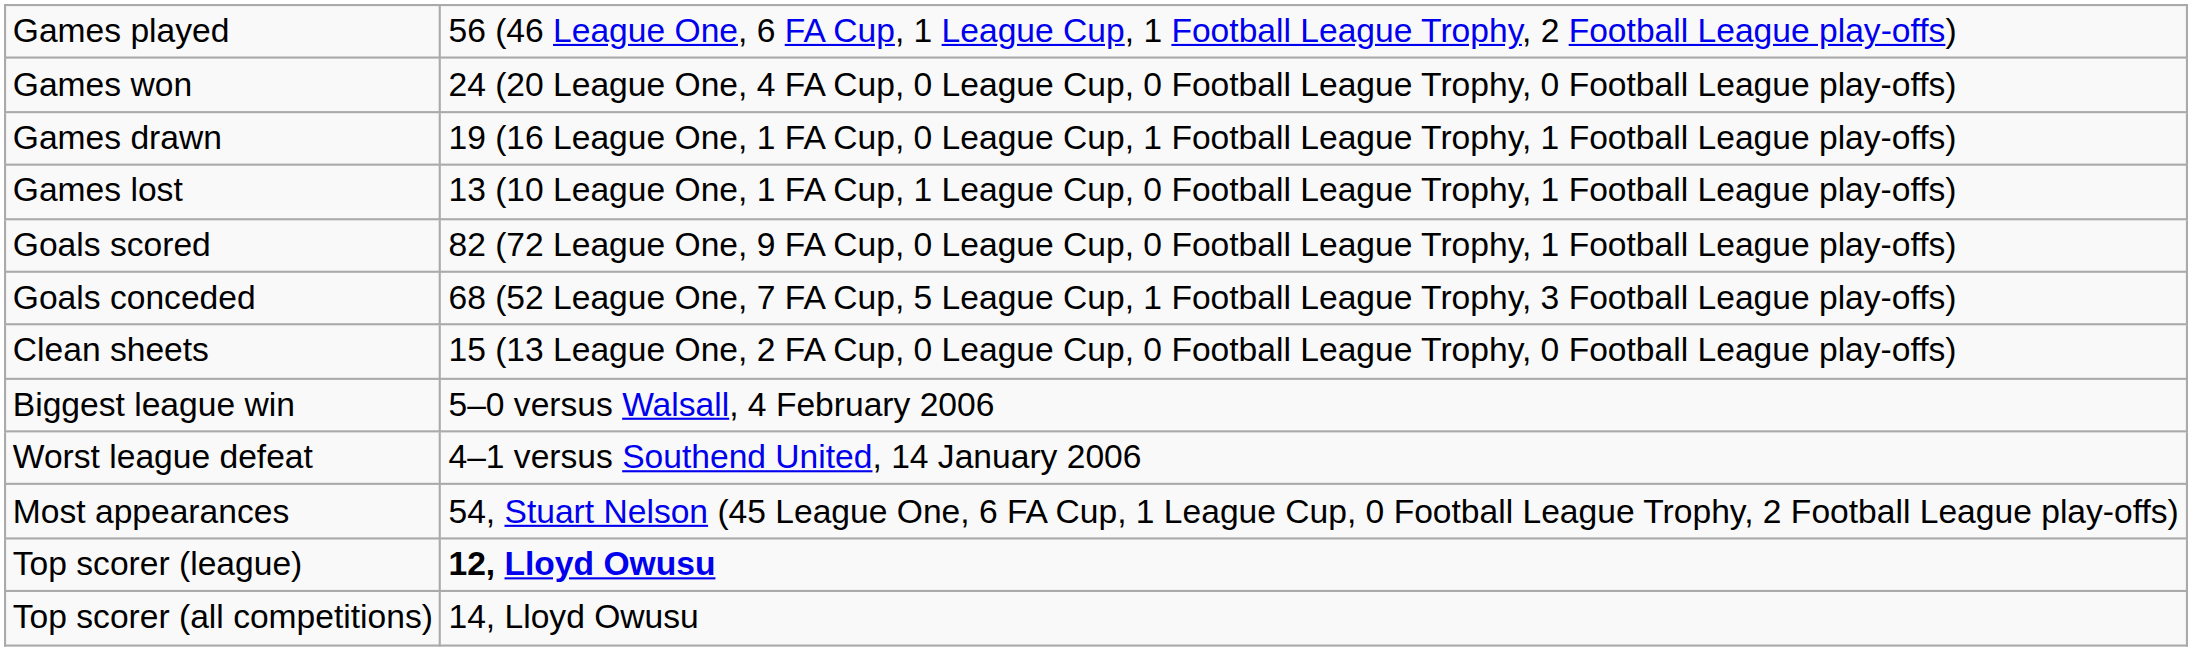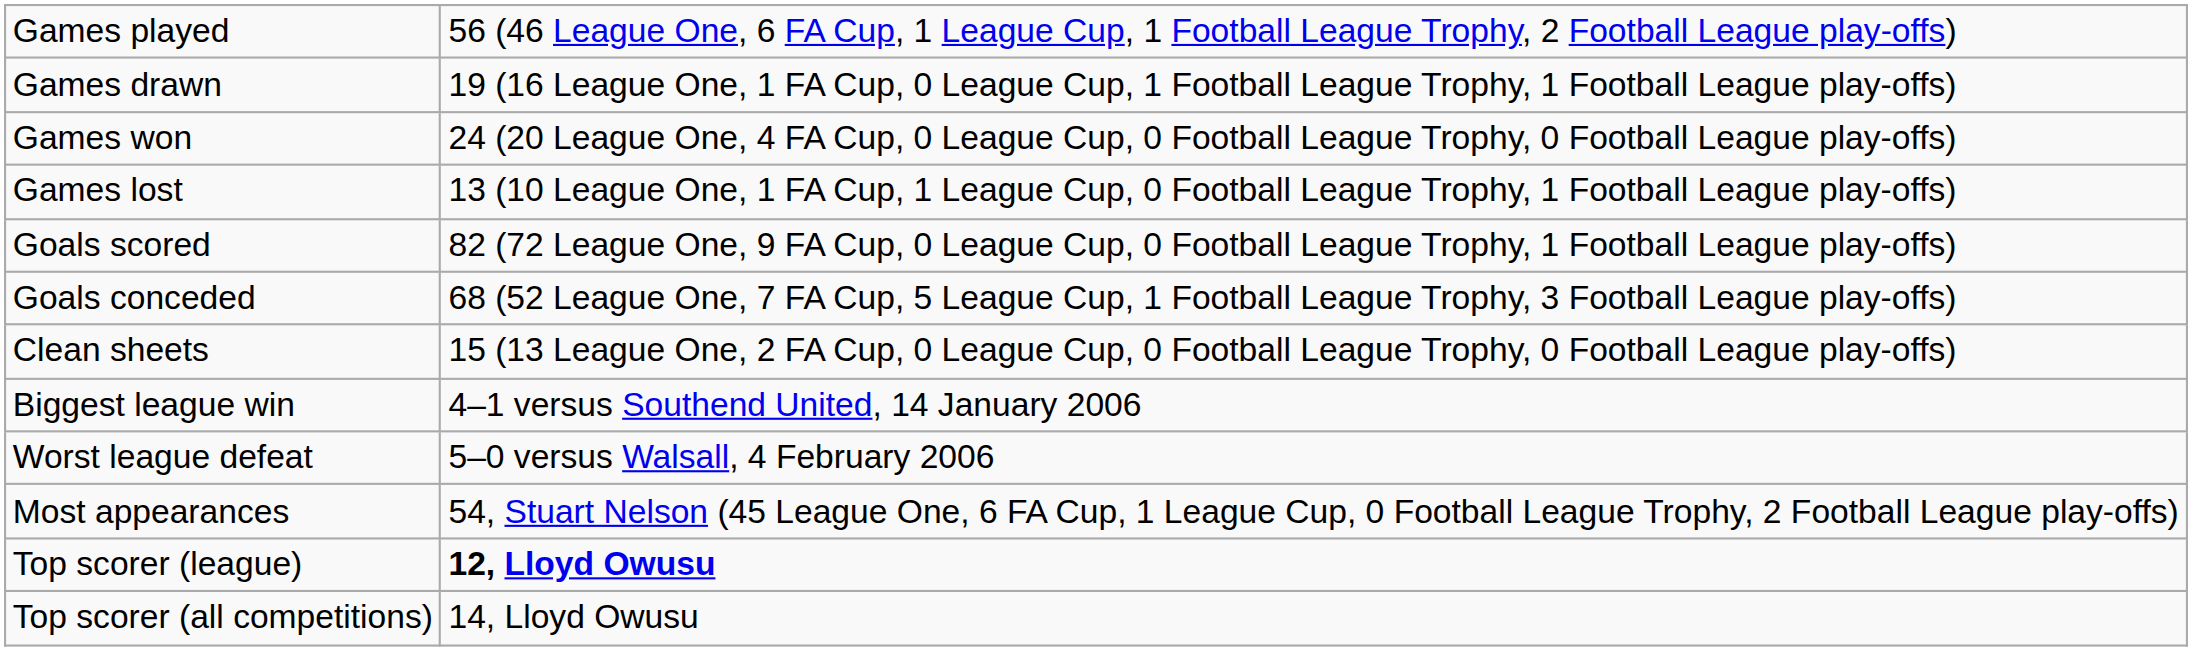rows swapped: (102, 84) <-> (117, 137)
(721, 404) 5–0 versus Walsall, 4 February 2006 -> (795, 404) 4–1 versus Southend United, 14 January 2006
(795, 457) 4–1 versus Southend United, 14 January 2006 -> (721, 457) 5–0 versus Walsall, 4 February 2006
